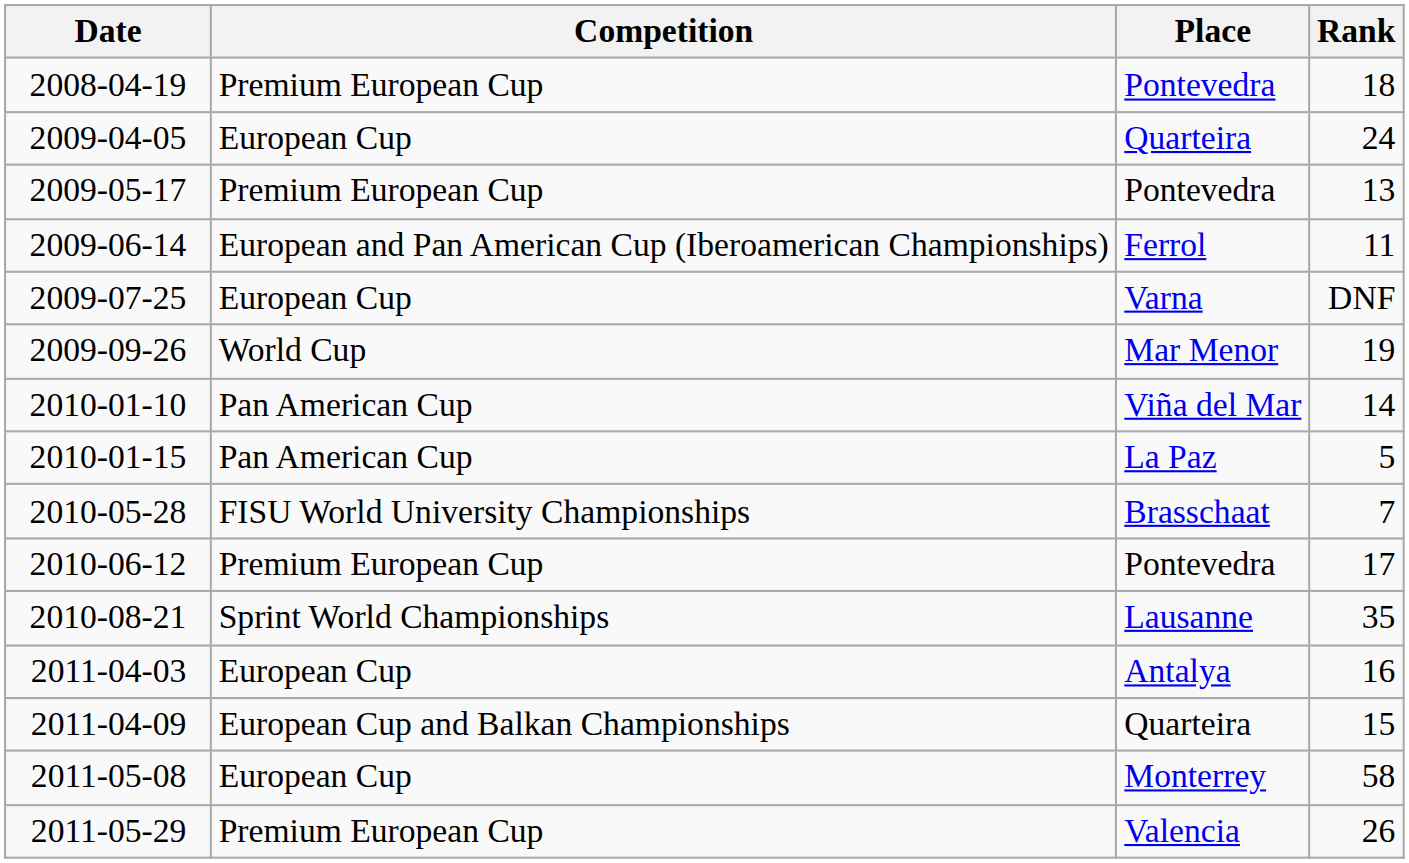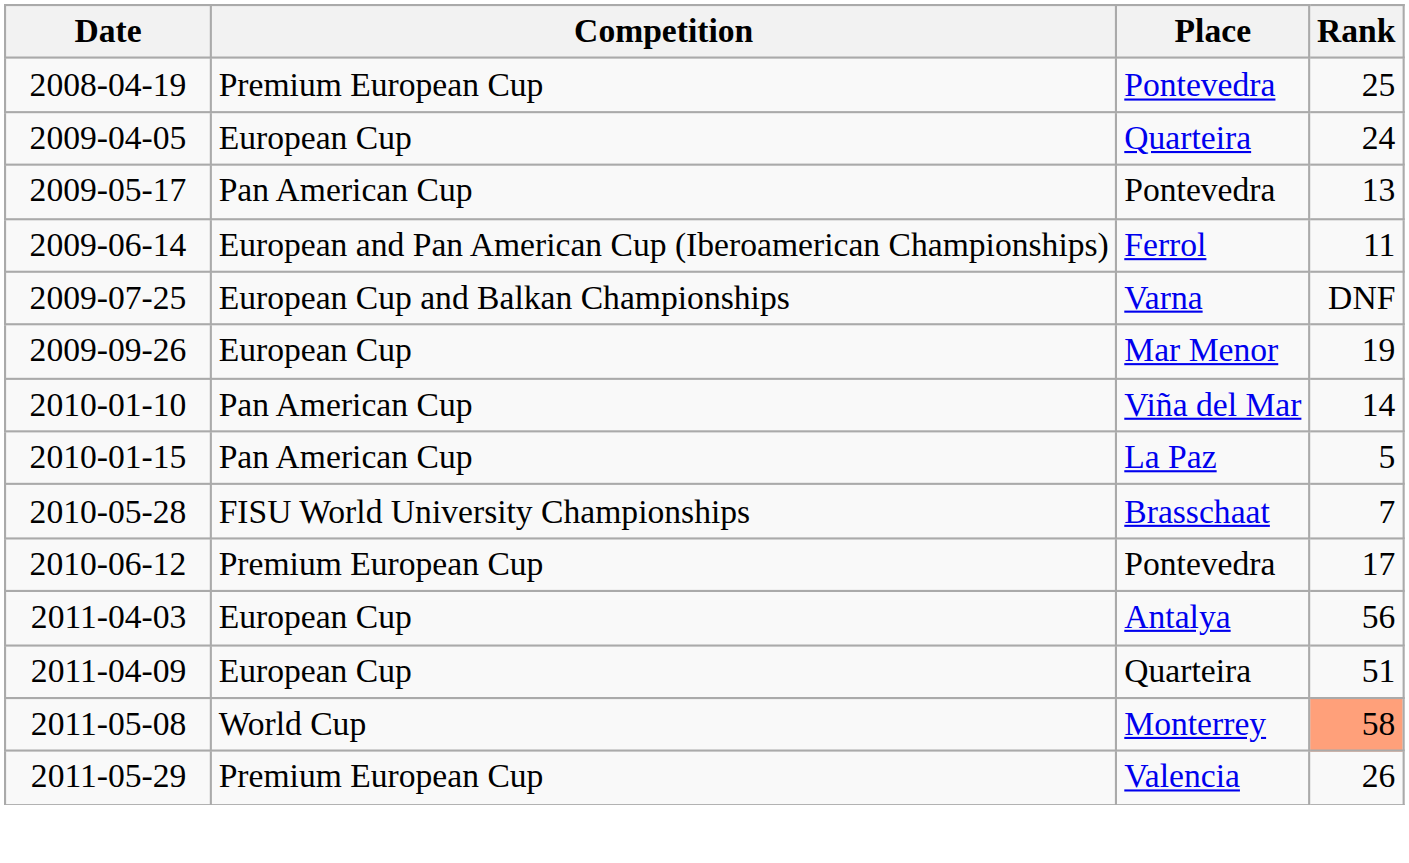(1379, 84) 18 -> (1379, 84) 25
(381, 191) Premium European Cup -> (346, 191) Pan American Cup
(315, 297) European Cup -> (504, 297) European Cup and Balkan Championships
(292, 350) World Cup -> (315, 350) European Cup
- row: (108, 617)
(1379, 670) 16 -> (1379, 617) 56
(504, 723) European Cup and Balkan Championships -> (315, 670) European Cup
(1379, 723) 15 -> (1379, 670) 51
(315, 777) European Cup -> (292, 723) World Cup
(1379, 777) no background -> (1379, 723) lightsalmon background
